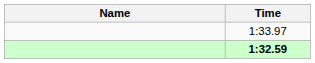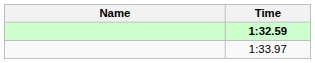rows swapped: (268, 49) <-> (268, 31)
